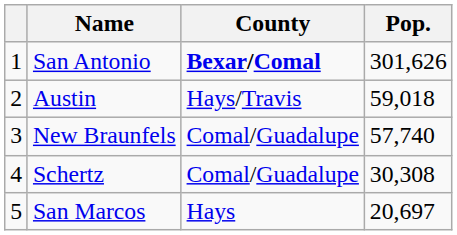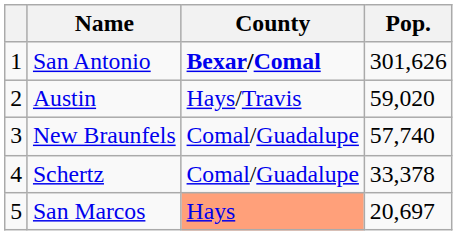(402, 98) 59,018 -> (402, 98) 59,020
(402, 173) 30,308 -> (402, 173) 33,378
(211, 211) no background -> (211, 211) lightsalmon background
